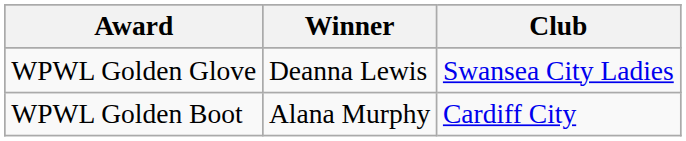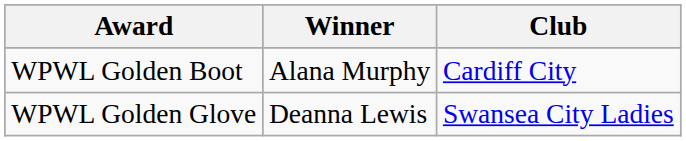rows swapped: (127, 113) <-> (134, 69)
